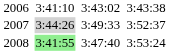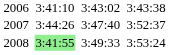(55, 25) lightgrey background -> (55, 25) no background
(100, 25) 3:49:33 -> (100, 25) 3:47:40
(100, 42) 3:47:40 -> (100, 42) 3:49:33
